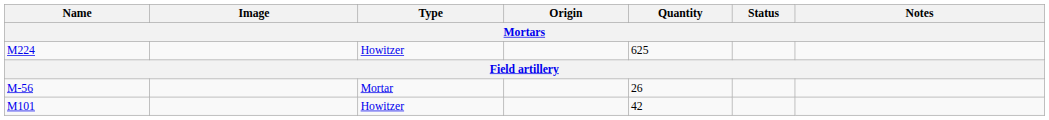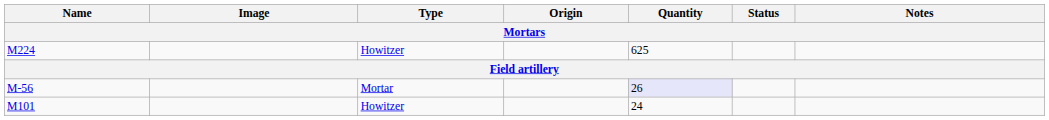(637, 87) no background -> (637, 87) lavender background
(637, 106) 42 -> (637, 106) 24
